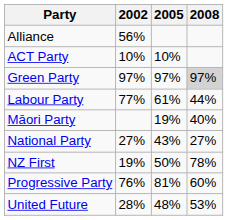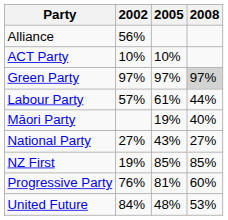(132, 99) 77% -> (132, 99) 57%
(167, 162) 50% -> (167, 162) 85%
(203, 162) 78% -> (203, 162) 85%
(132, 204) 28% -> (132, 204) 84%
